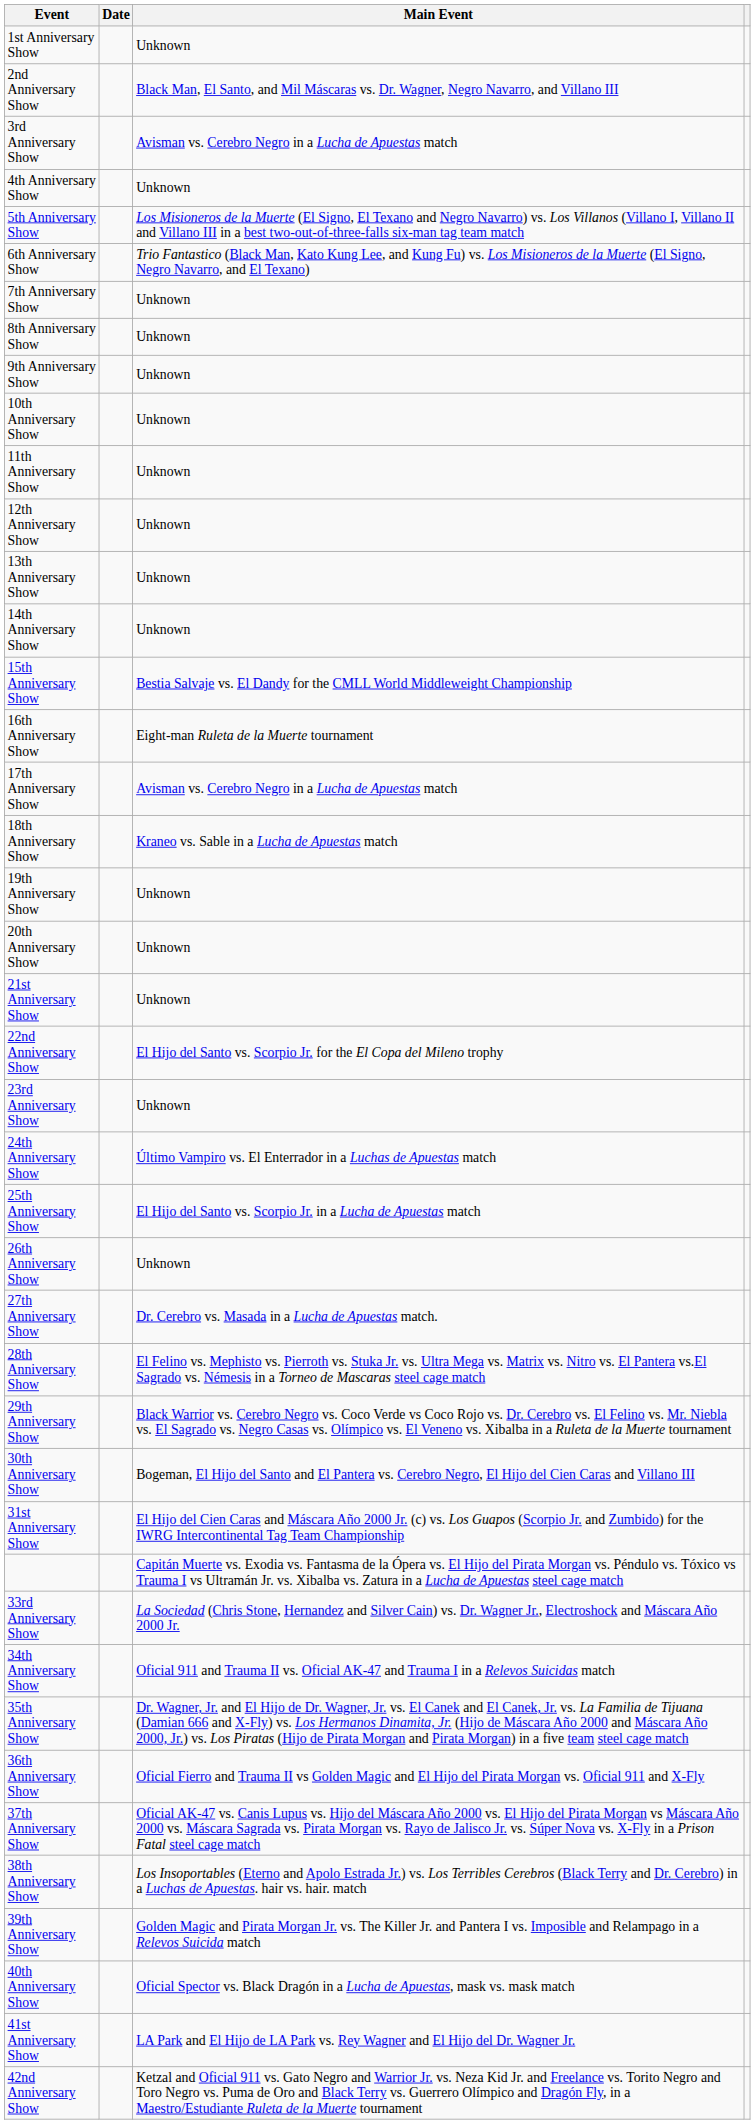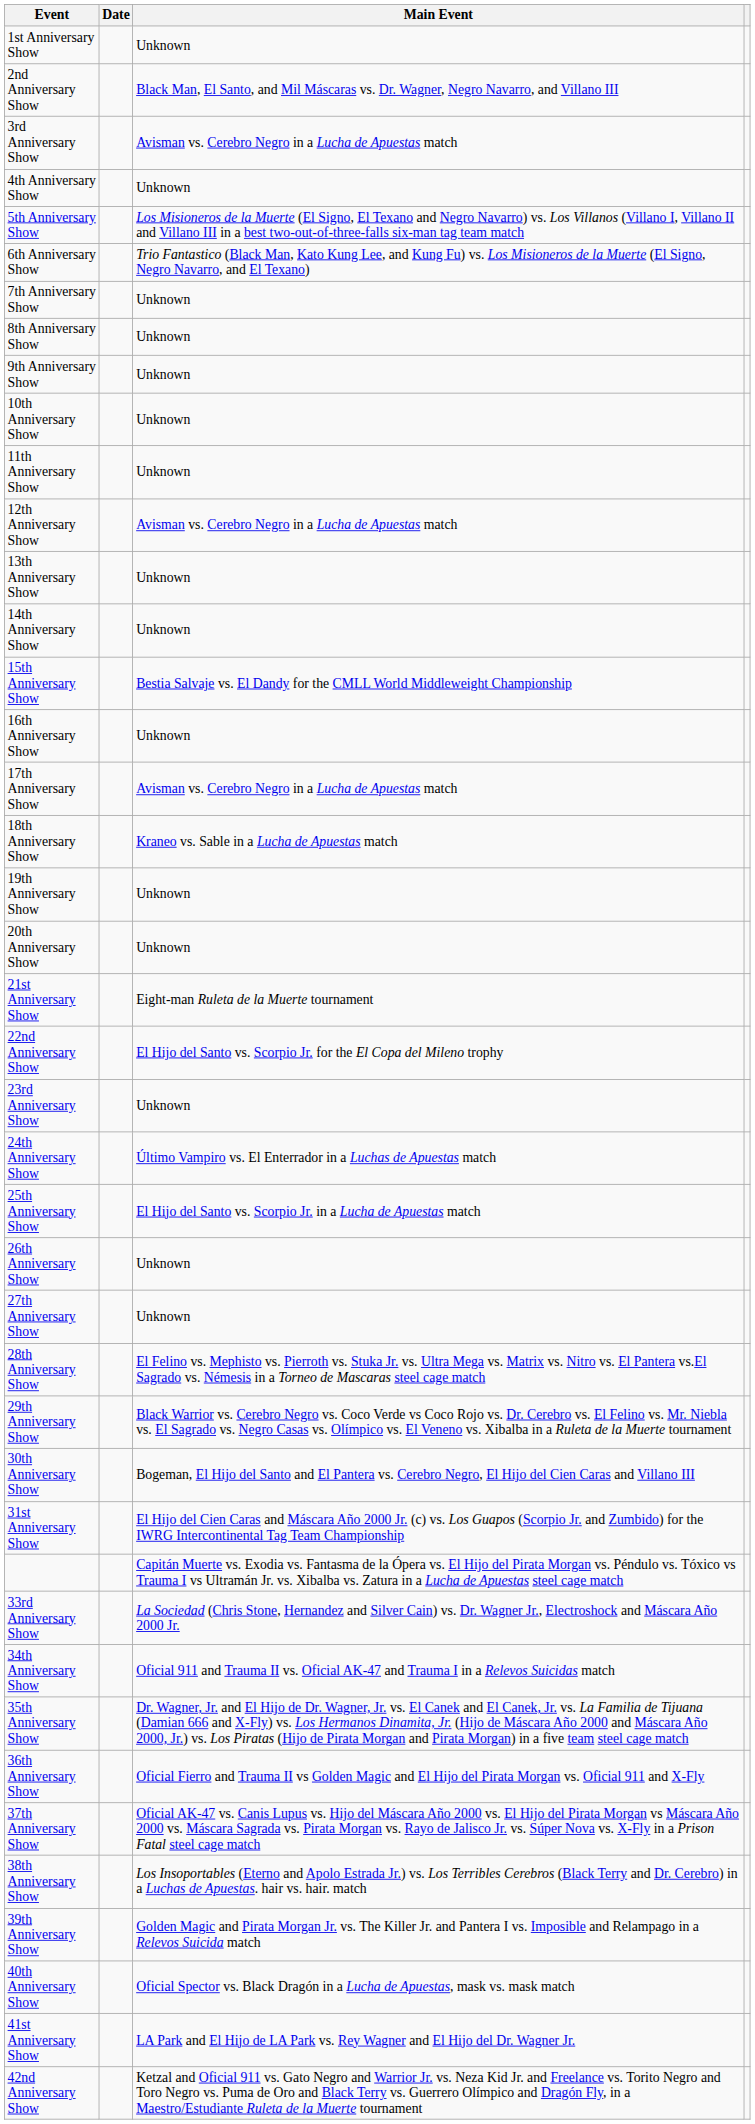(163, 524) Unknown -> (297, 524) Avisman vs. Cerebro Negro in a Lucha de Apuestas match
(255, 736) Eight-man Ruleta de la Muerte tournament -> (163, 736) Unknown
(163, 1000) Unknown -> (255, 1000) Eight-man Ruleta de la Muerte tournament
(287, 1316) Dr. Cerebro vs. Masada in a Lucha de Apuestas match. -> (163, 1316) Unknown
